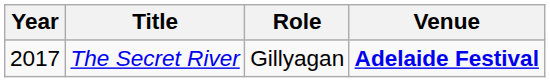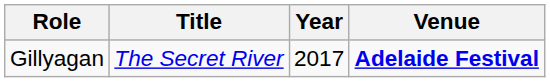columns swapped: (35, 22) <-> (297, 22)
